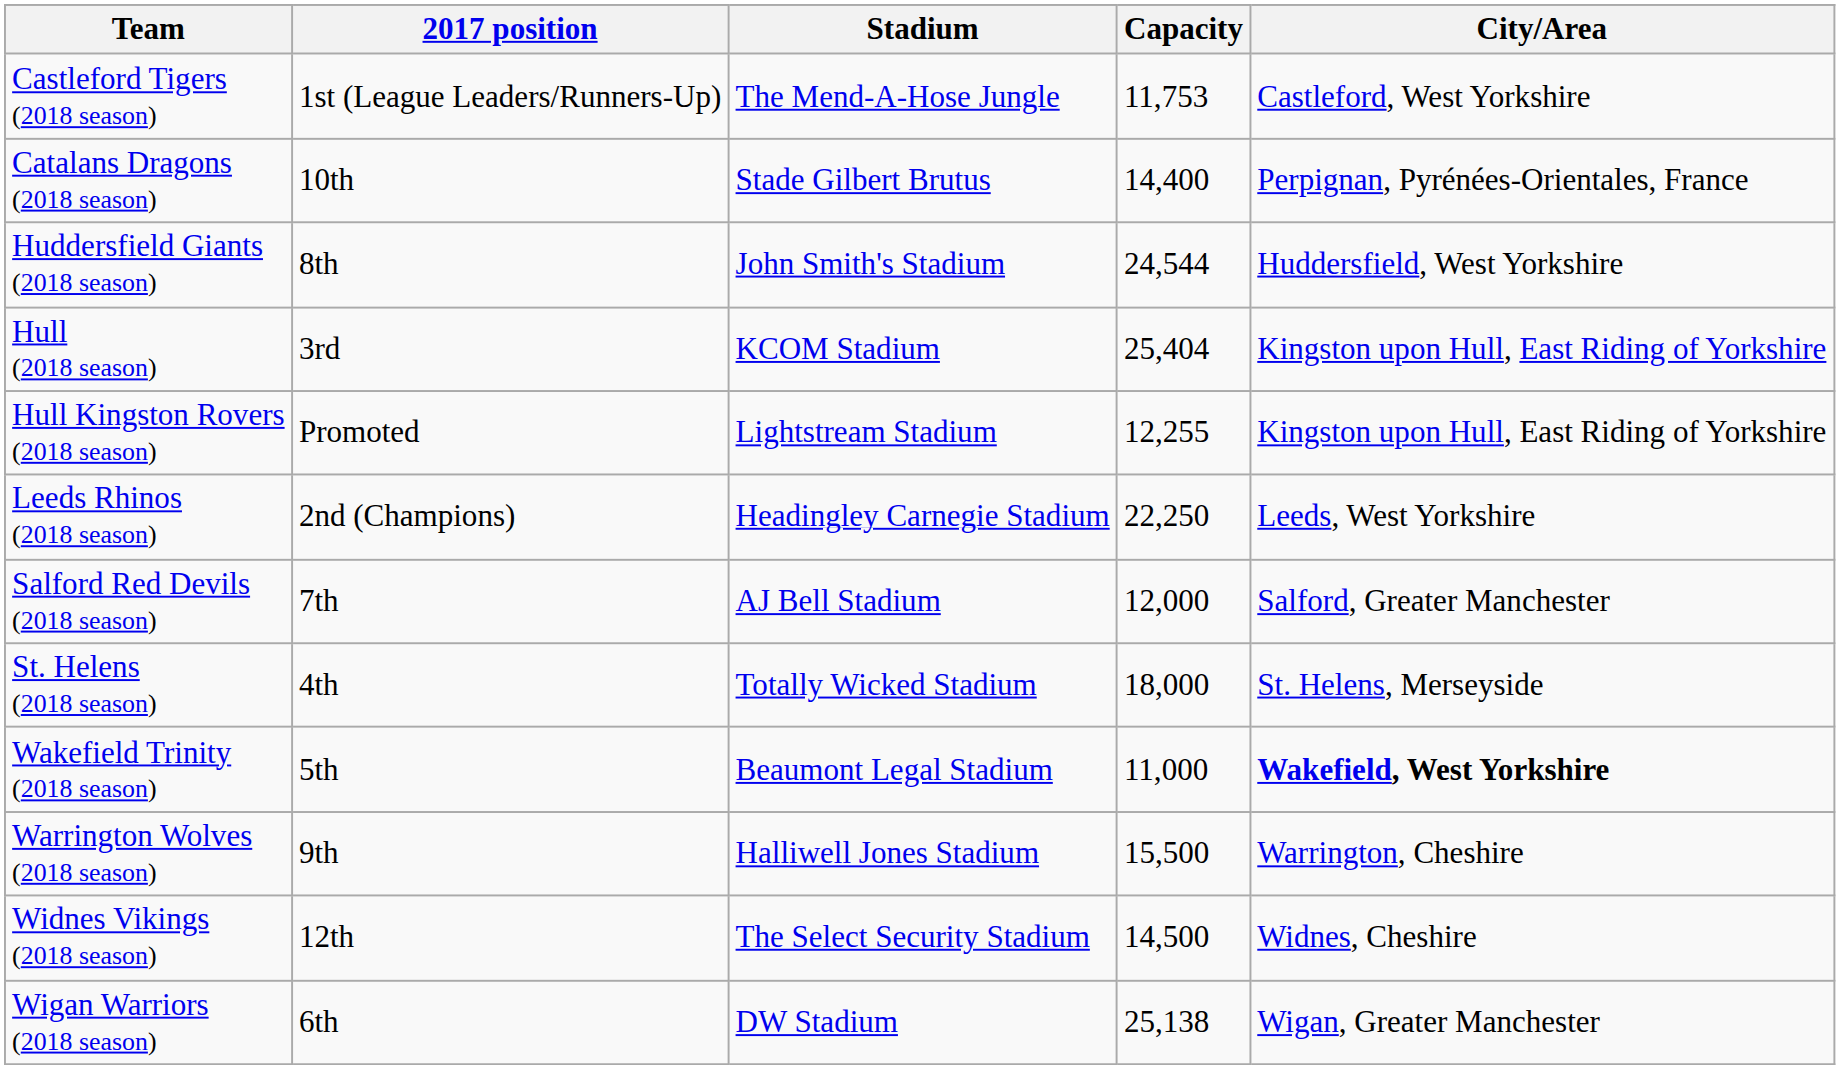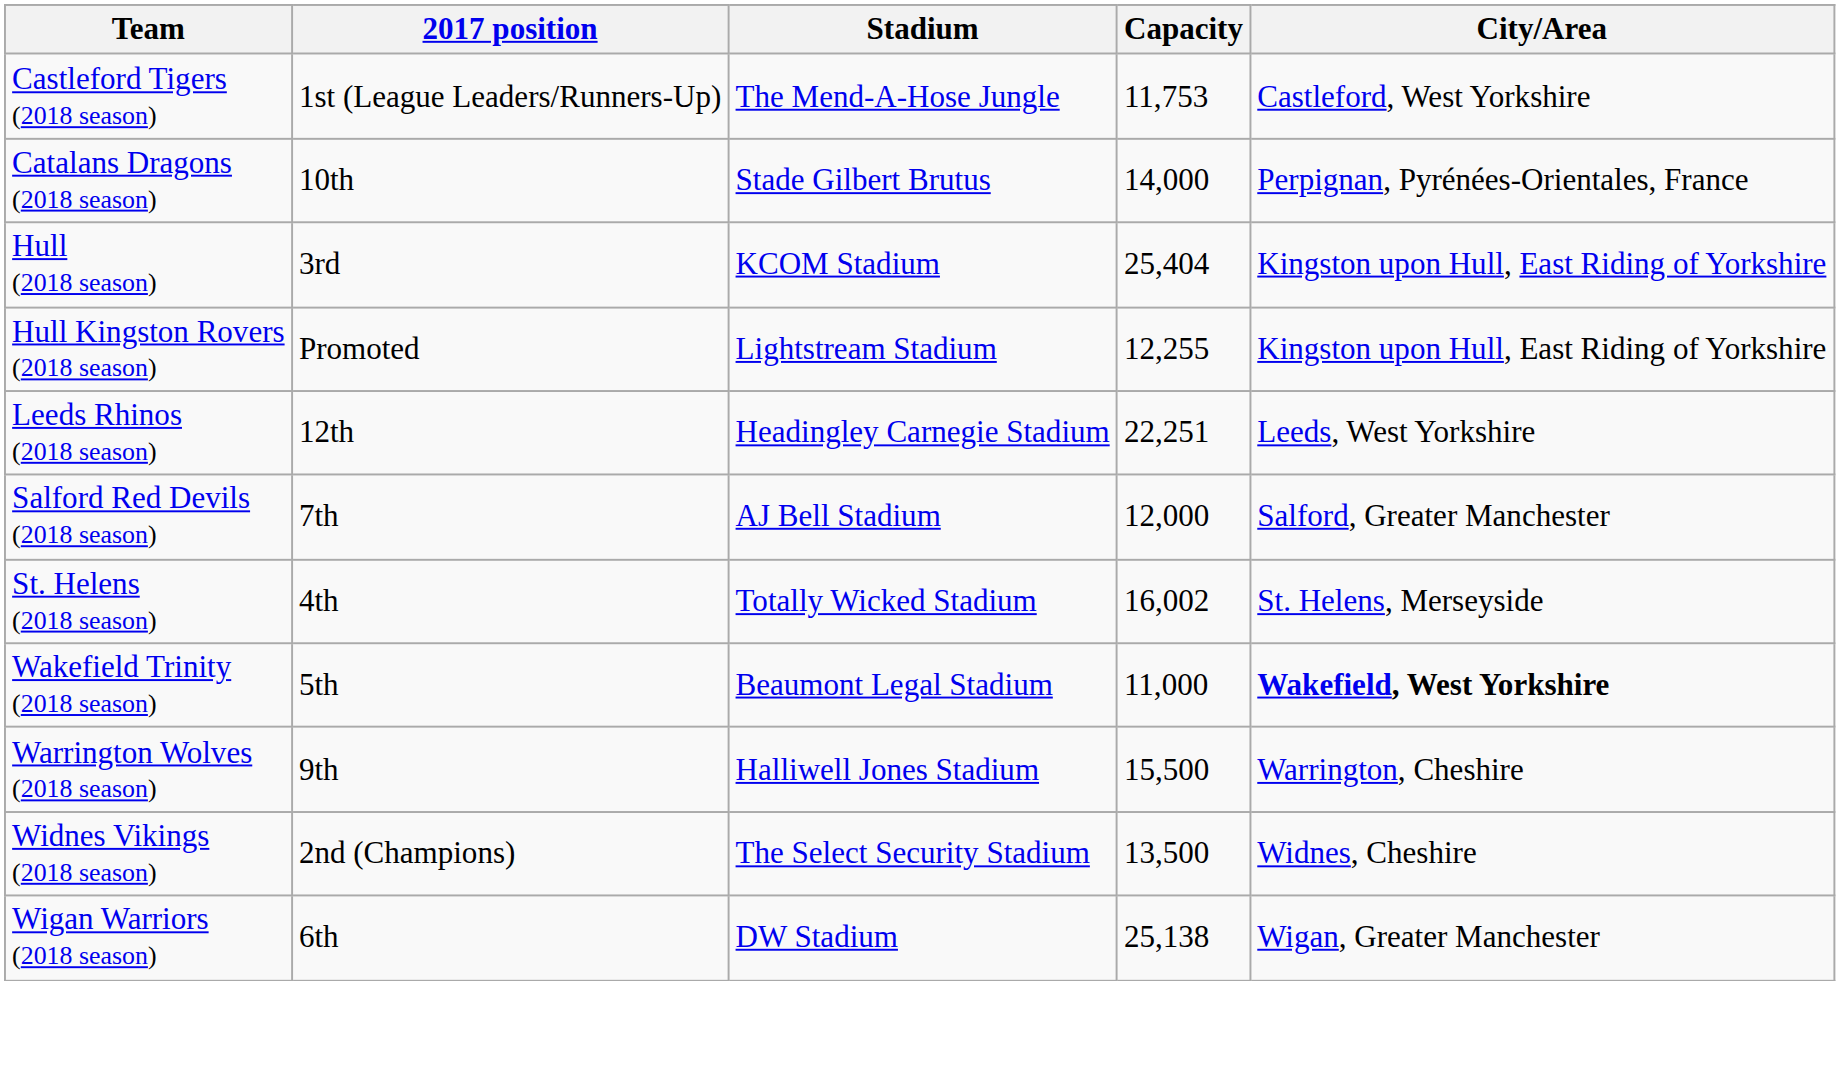(1167, 179) 14,400 -> (1167, 179) 14,000
- row: (138, 264)
(407, 516) 2nd (Champions) -> (327, 432) 12th
(1167, 516) 22,250 -> (1167, 432) 22,251
(1167, 684) 18,000 -> (1167, 600) 16,002
(327, 937) 12th -> (407, 853) 2nd (Champions)
(1167, 937) 14,500 -> (1167, 853) 13,500
